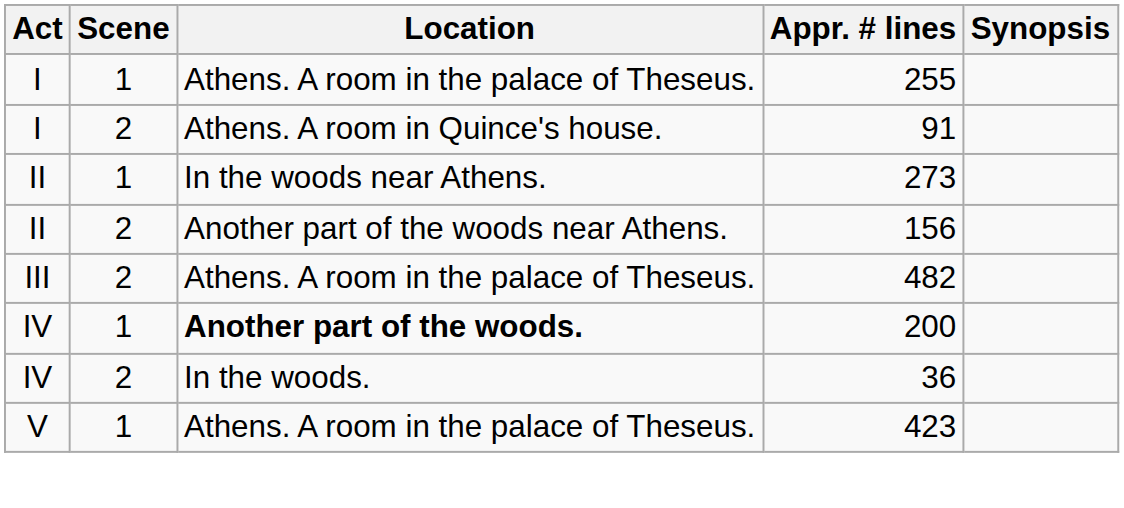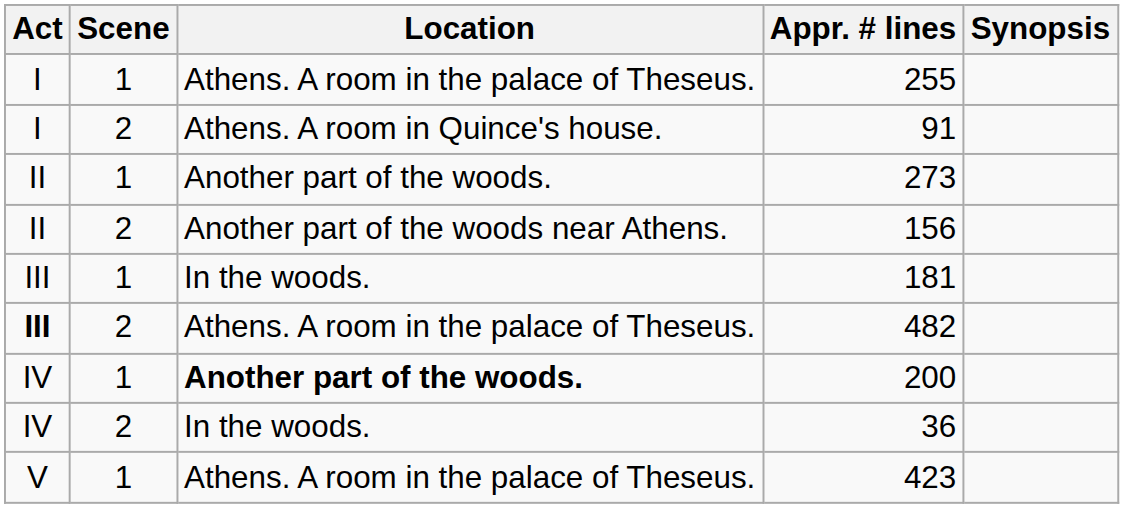(365, 178) In the woods near Athens. -> (368, 178) Another part of the woods.
+ row: (930, 278)
(37, 278) normal -> (37, 327) bold
